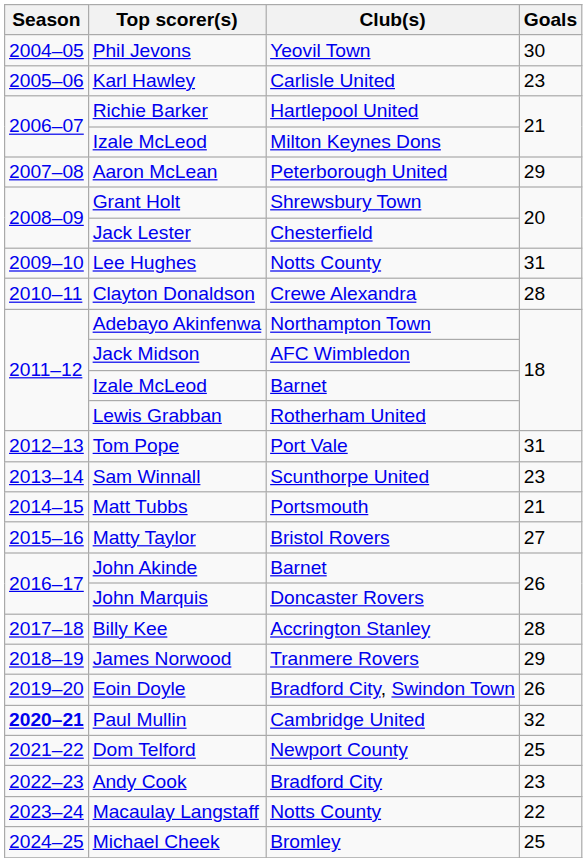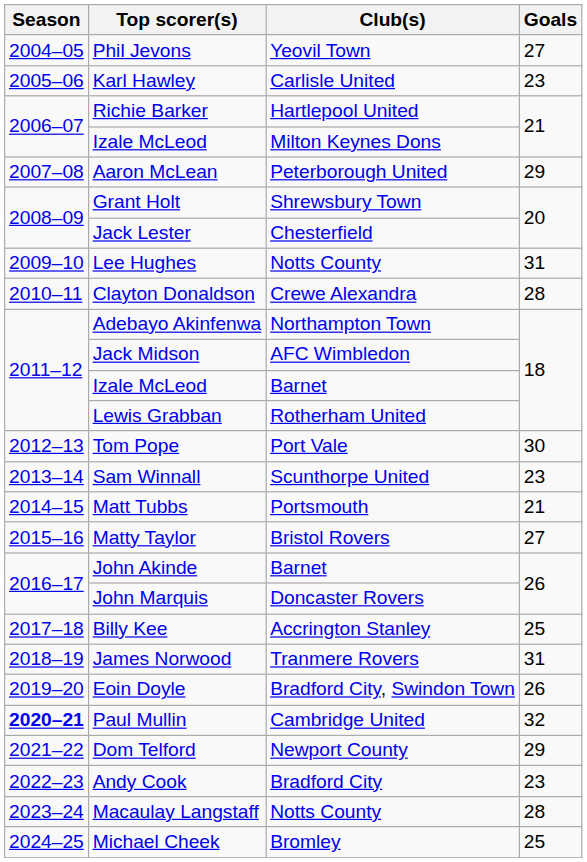(534, 50) 30 -> (534, 50) 27
(534, 446) 31 -> (534, 446) 30
(534, 628) 28 -> (534, 628) 25
(534, 659) 29 -> (534, 659) 31
(534, 750) 25 -> (534, 750) 29
(534, 811) 22 -> (534, 811) 28
